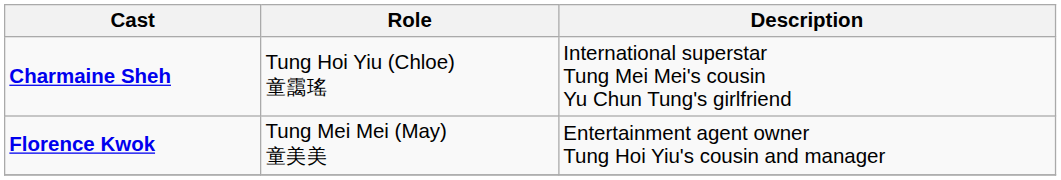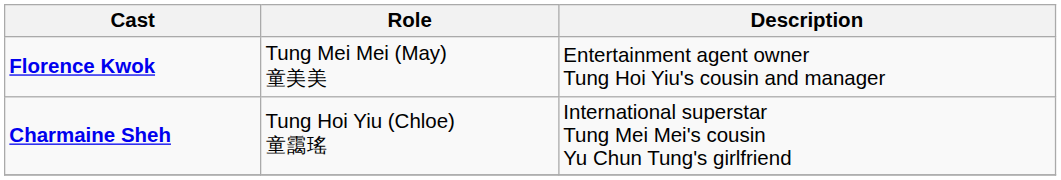rows swapped: (82, 145) <-> (90, 76)
